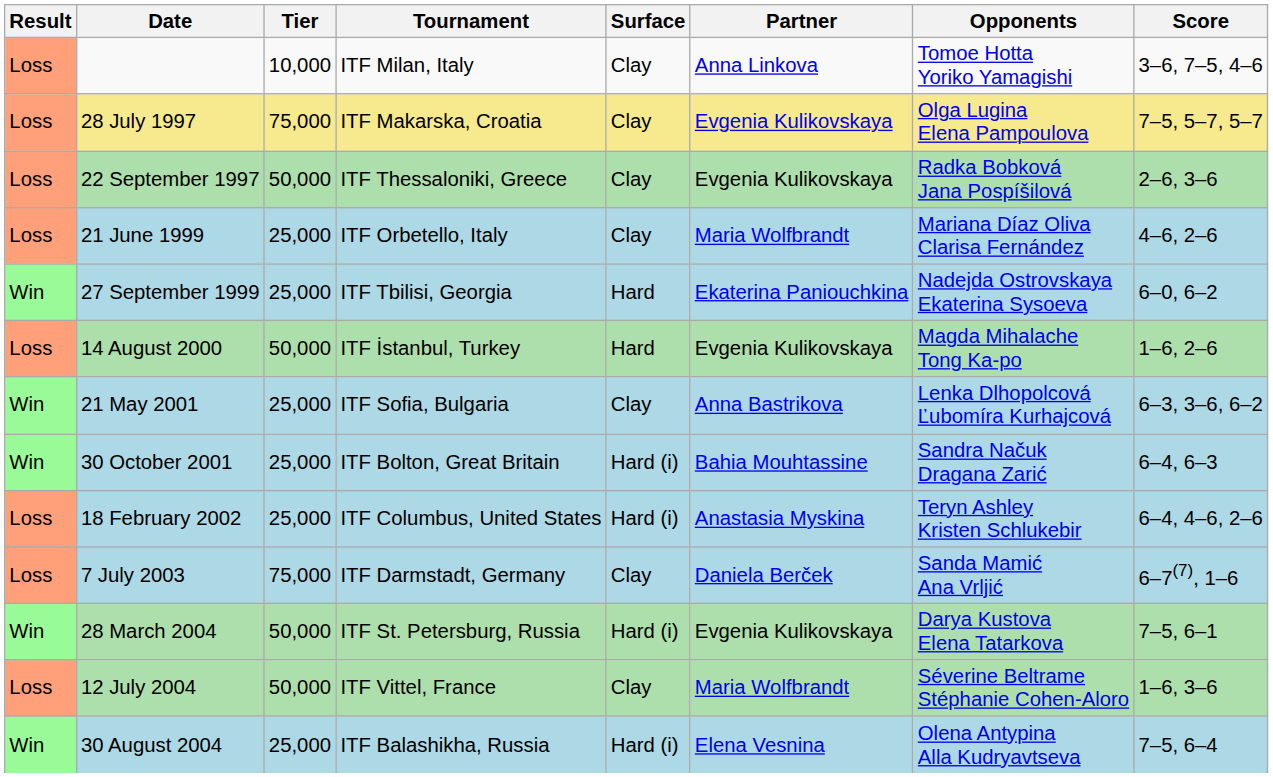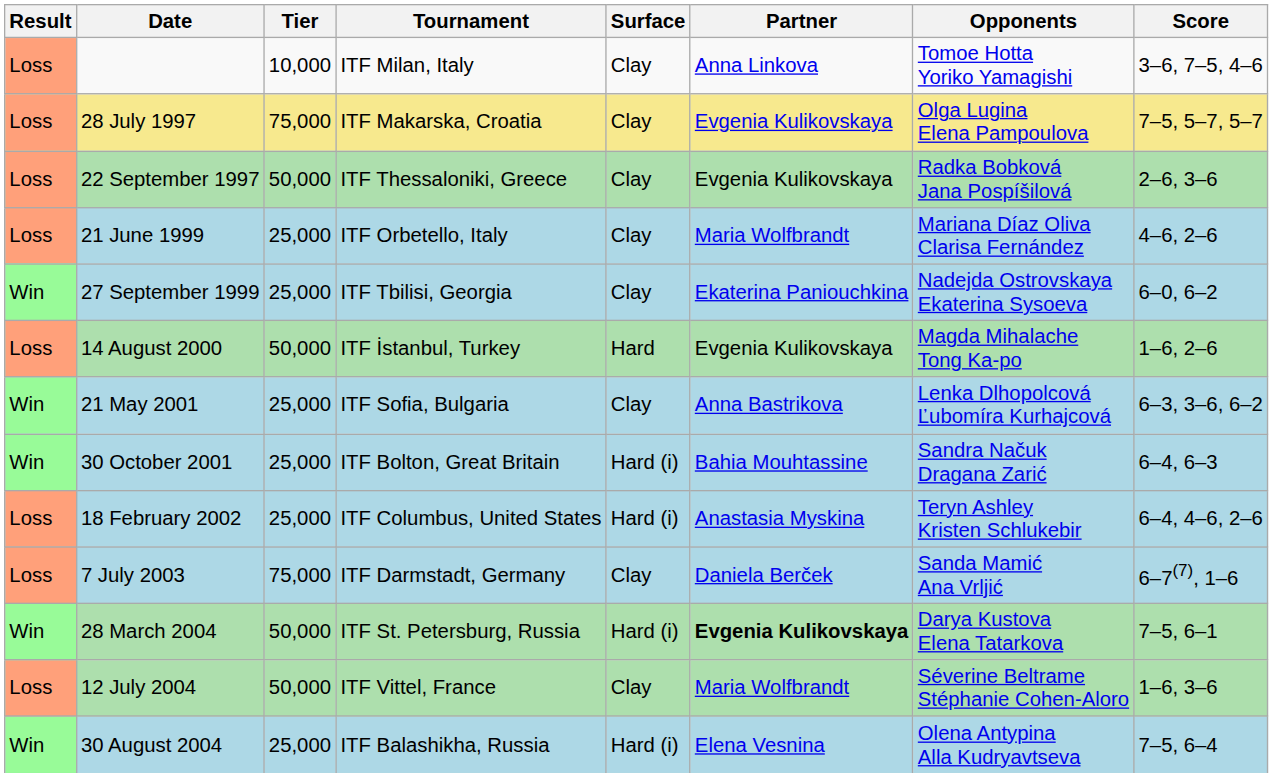(633, 291) Hard -> (631, 291) Clay
(794, 631) normal -> (802, 631) bold
